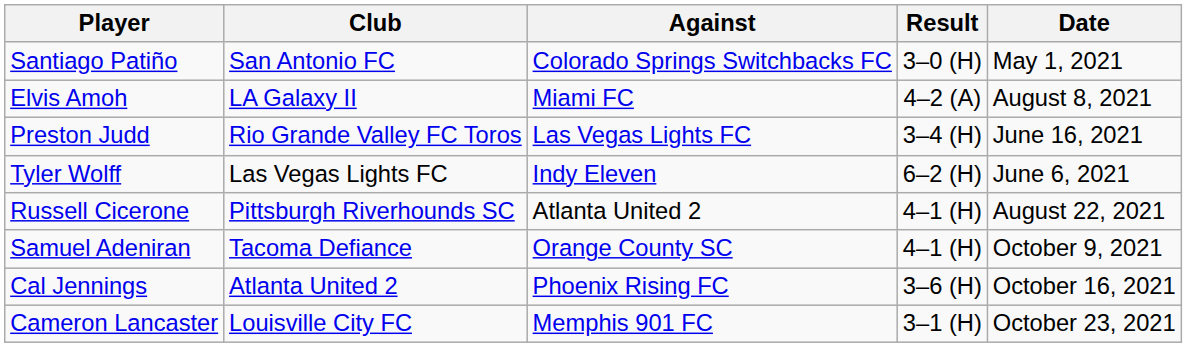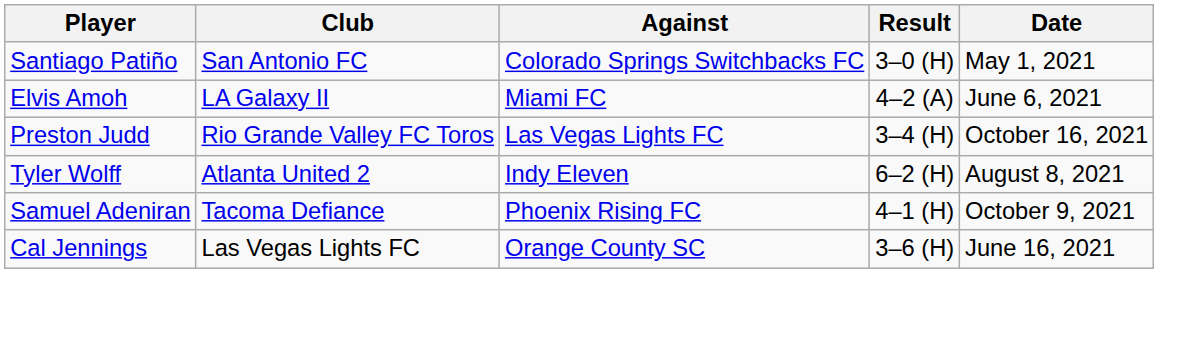(1072, 98) August 8, 2021 -> (1034, 98) June 6, 2021
(1068, 135) June 16, 2021 -> (1057, 135) October 16, 2021
(338, 173) Las Vegas Lights FC -> (286, 173) Atlanta United 2
(1061, 173) June 6, 2021 -> (1045, 173) August 8, 2021
- row: (100, 211)
(633, 248) Orange County SC -> (603, 211) Phoenix Rising FC
(313, 286) Atlanta United 2 -> (311, 248) Las Vegas Lights FC
(631, 286) Phoenix Rising FC -> (605, 248) Orange County SC
(1084, 286) October 16, 2021 -> (1040, 248) June 16, 2021
- row: (114, 323)
